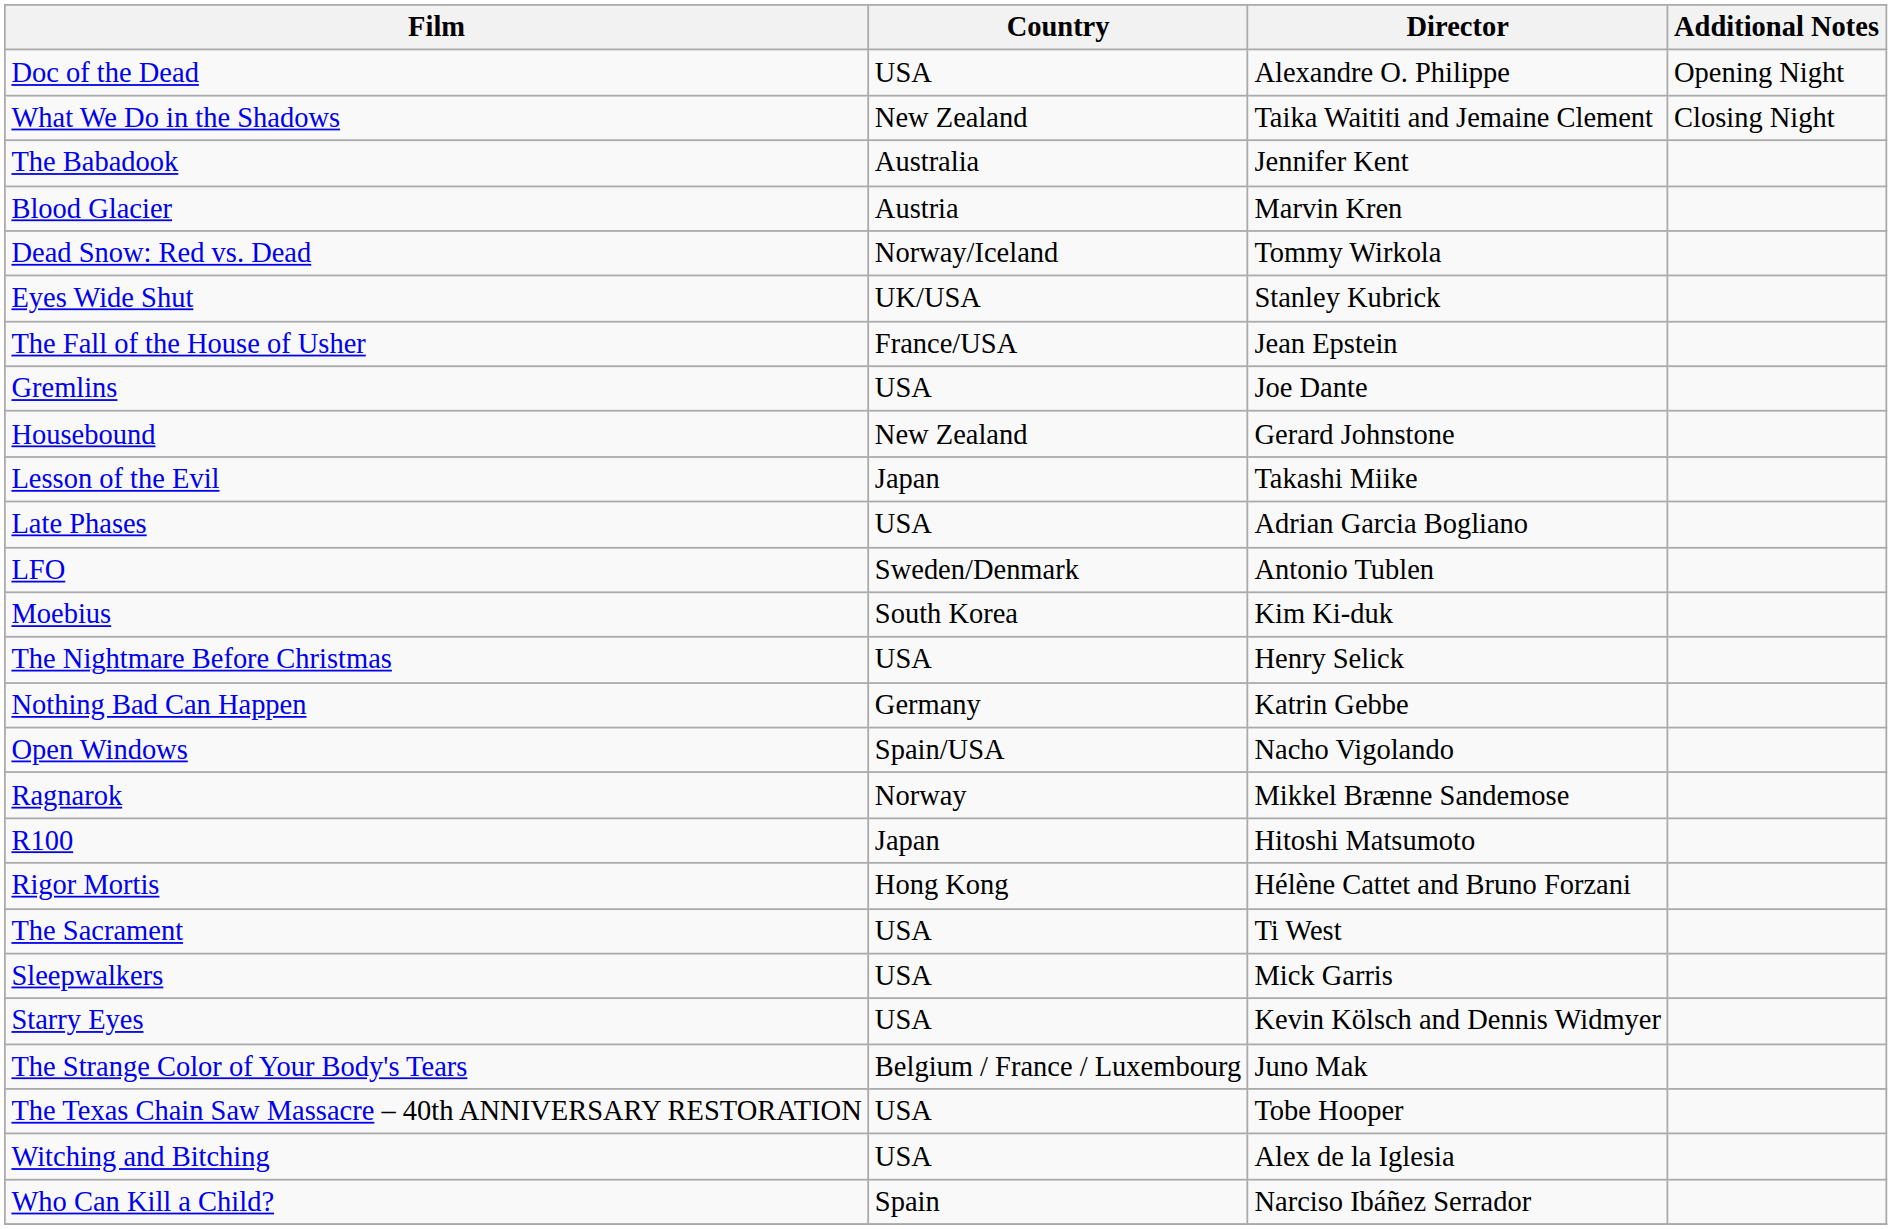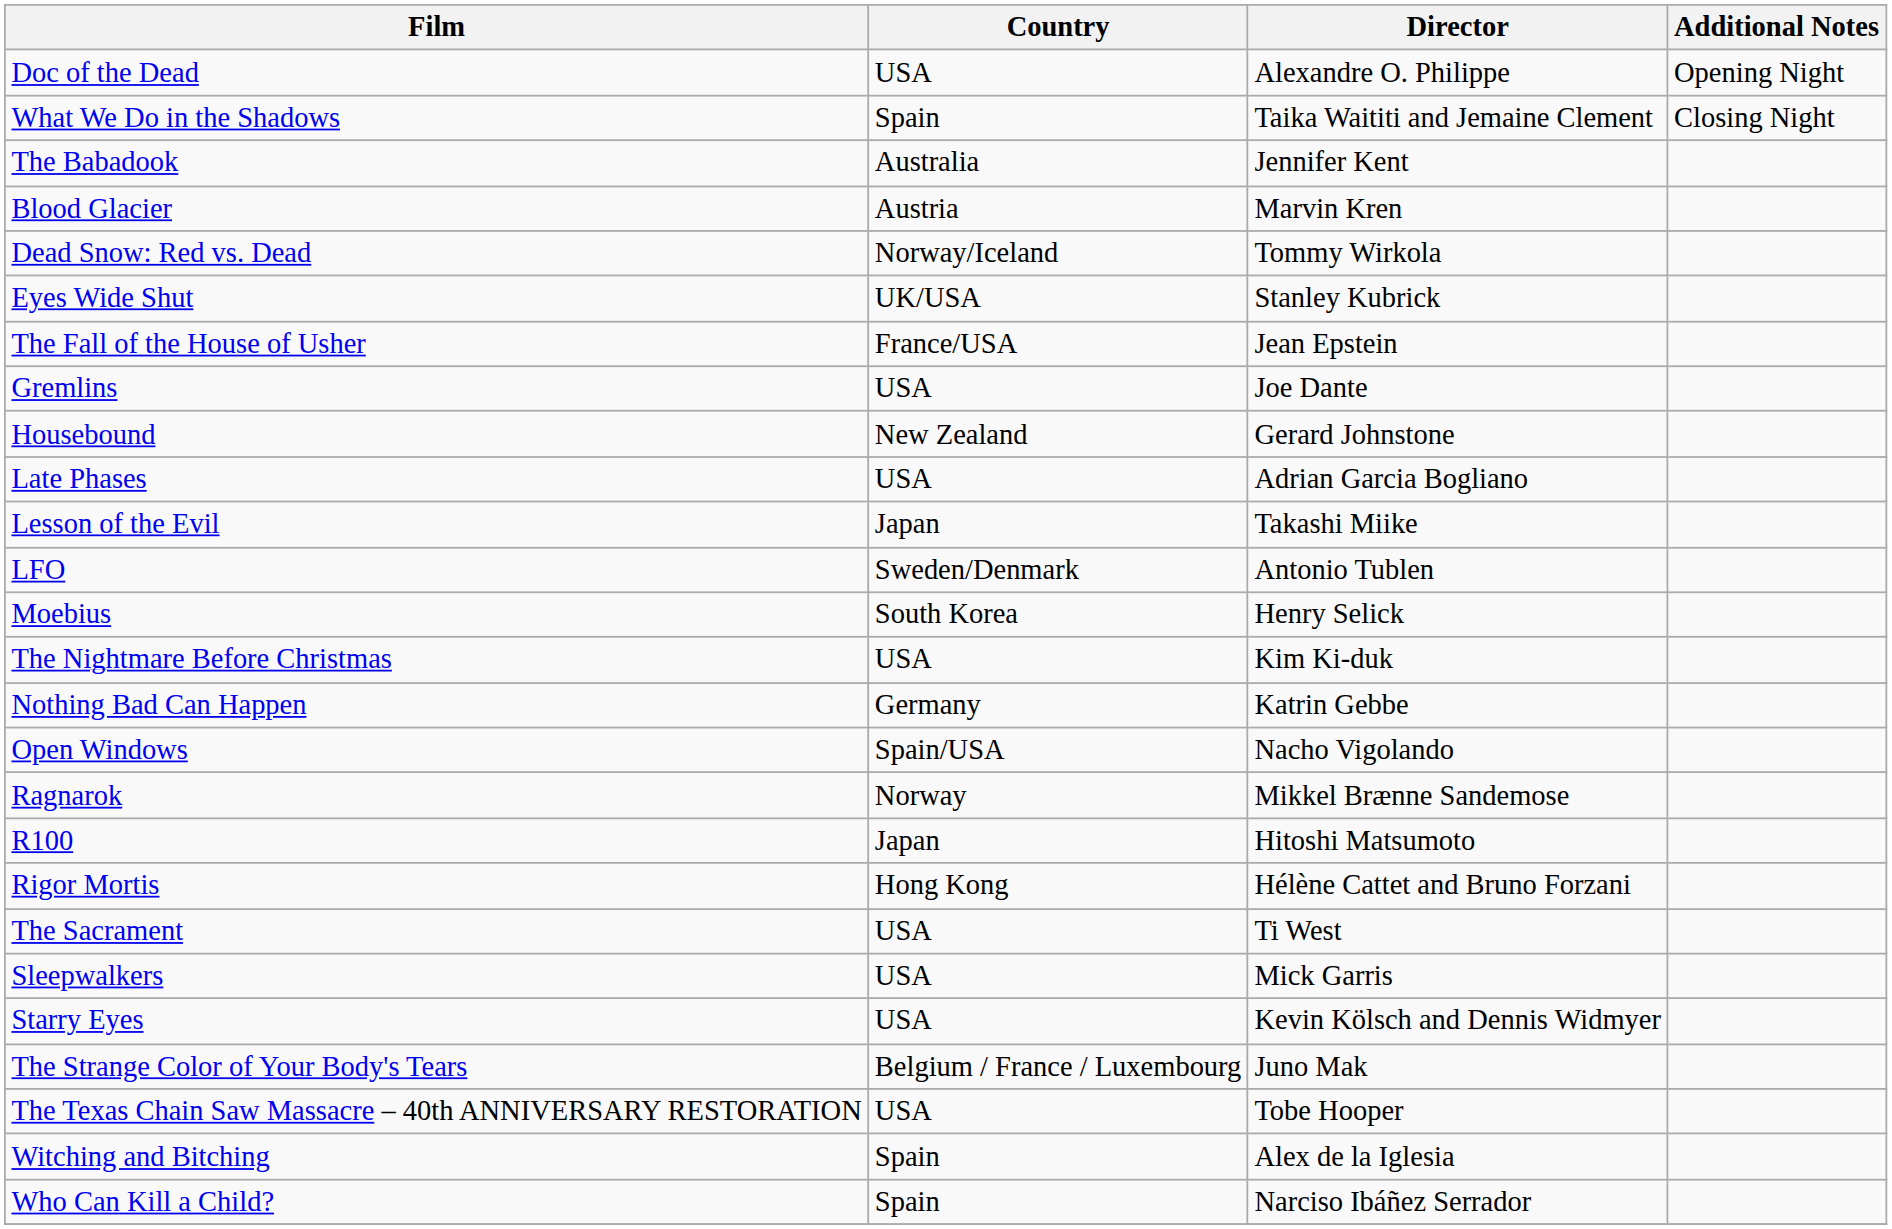(951, 117) New Zealand -> (907, 117) Spain
rows swapped: (79, 523) <-> (115, 478)
(1324, 614) Kim Ki-duk -> (1329, 614) Henry Selick
(1329, 659) Henry Selick -> (1324, 659) Kim Ki-duk
(903, 1156) USA -> (907, 1156) Spain
